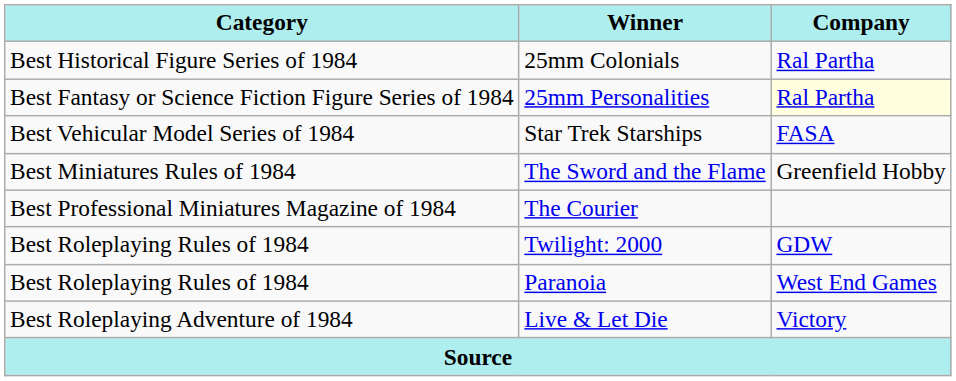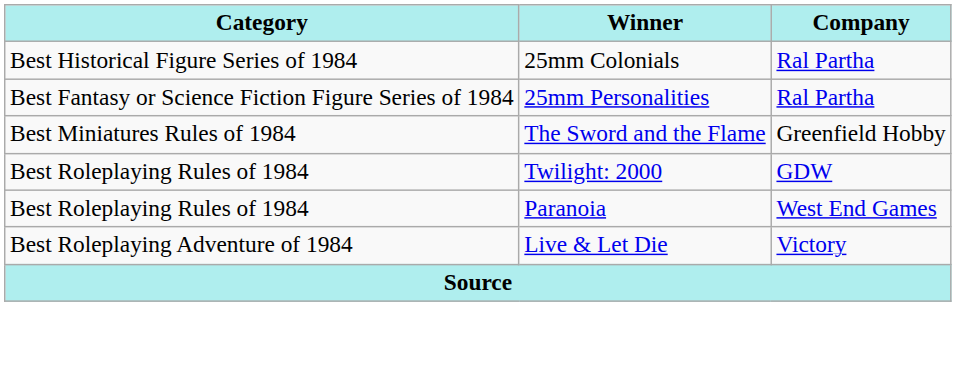(825, 97) lightyellow background -> (825, 97) no background
- row: (613, 134)
- row: (581, 208)
